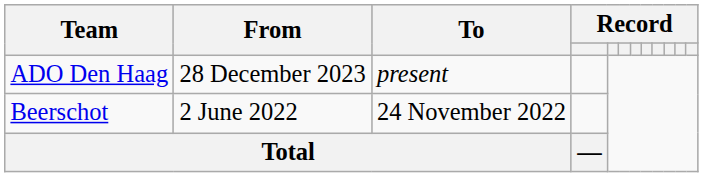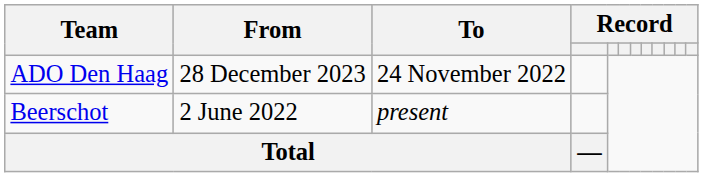(413, 74) present -> (471, 74) 24 November 2022
(471, 112) 24 November 2022 -> (413, 112) present
